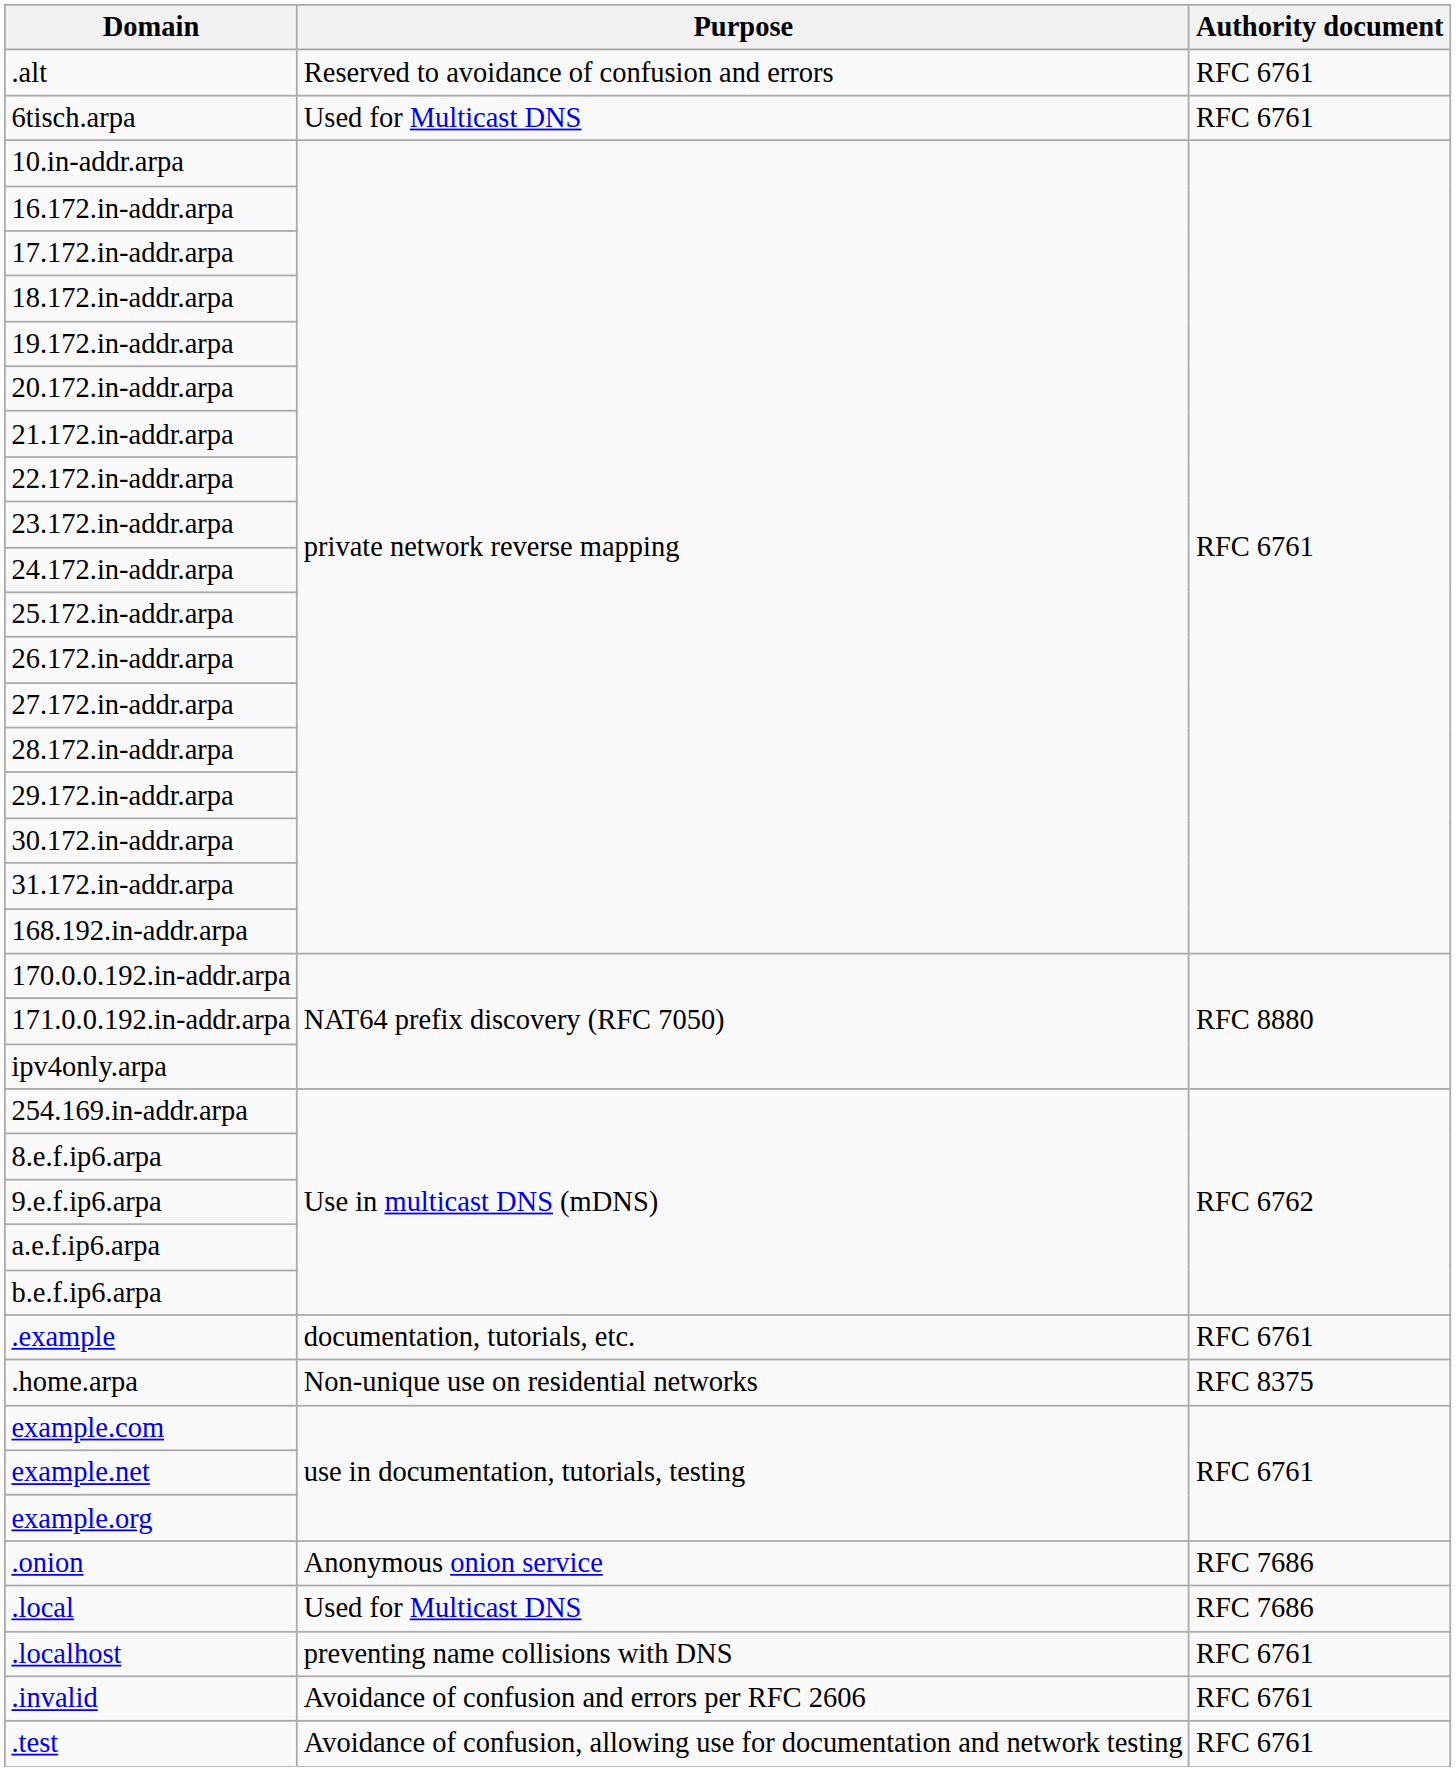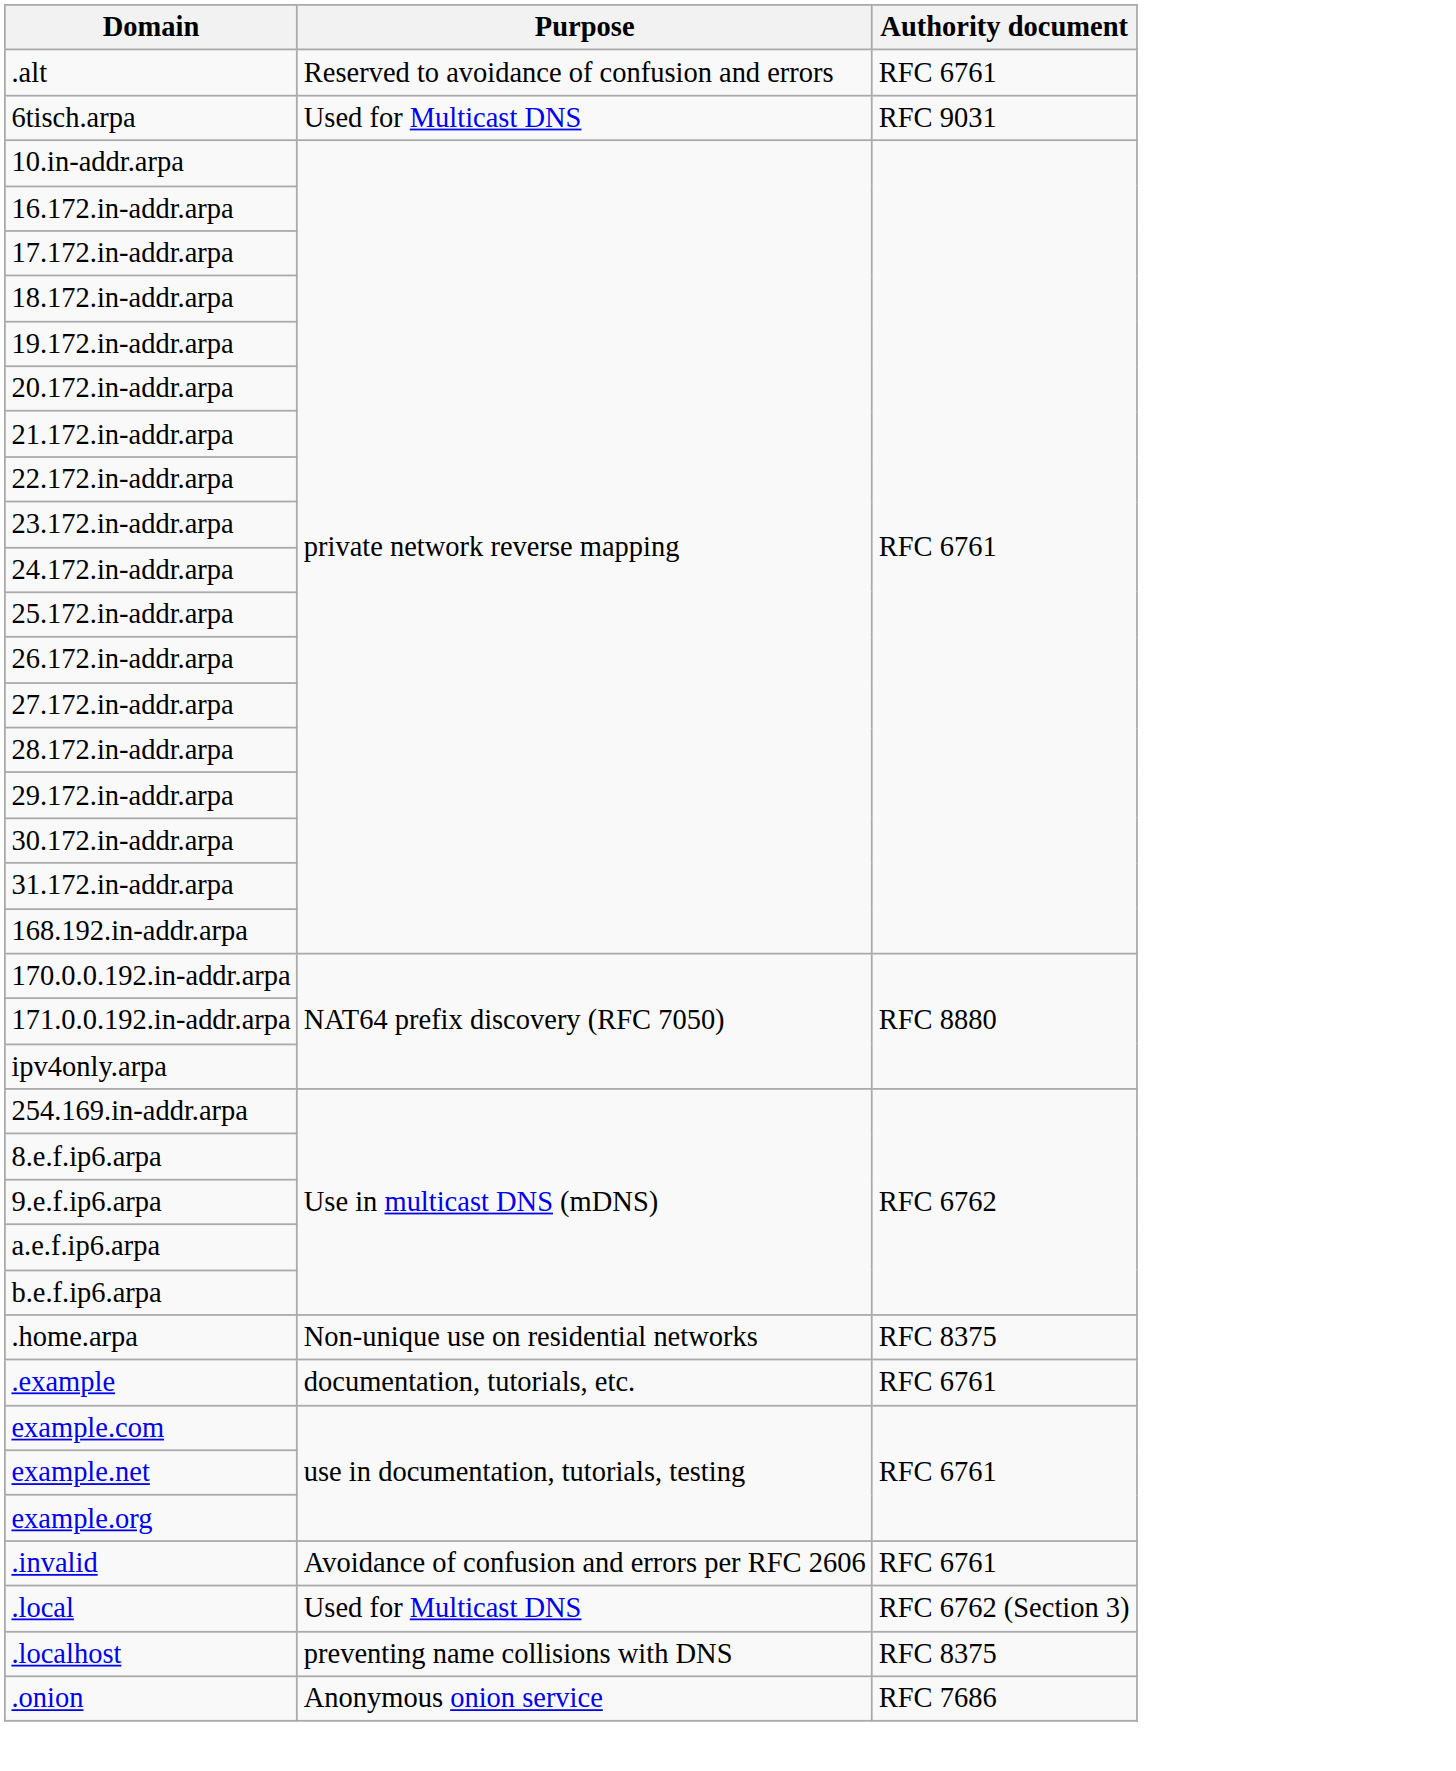(1255, 117) RFC 6761 -> (938, 117) RFC 9031
rows swapped: (75, 1382) <-> (63, 1336)
rows swapped: (55, 1698) <-> (47, 1562)
(1255, 1607) RFC 7686 -> (1004, 1607) RFC 6762 (Section 3)
(1255, 1653) RFC 6761 -> (938, 1653) RFC 8375
- row: (35, 1743)
